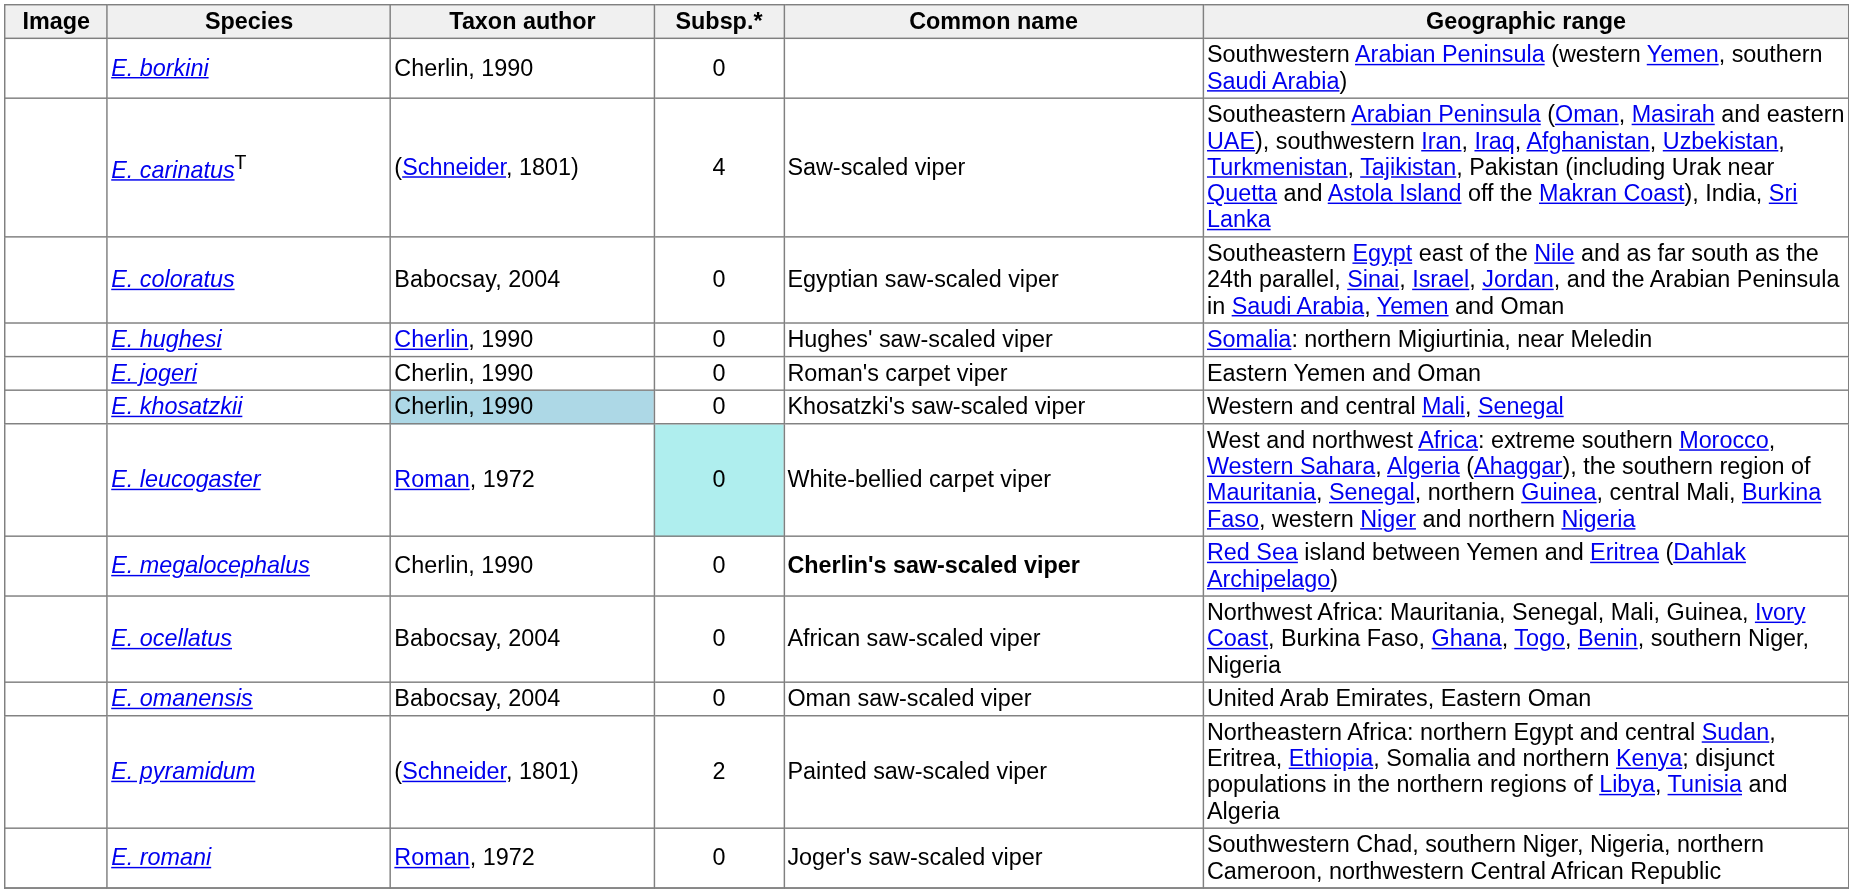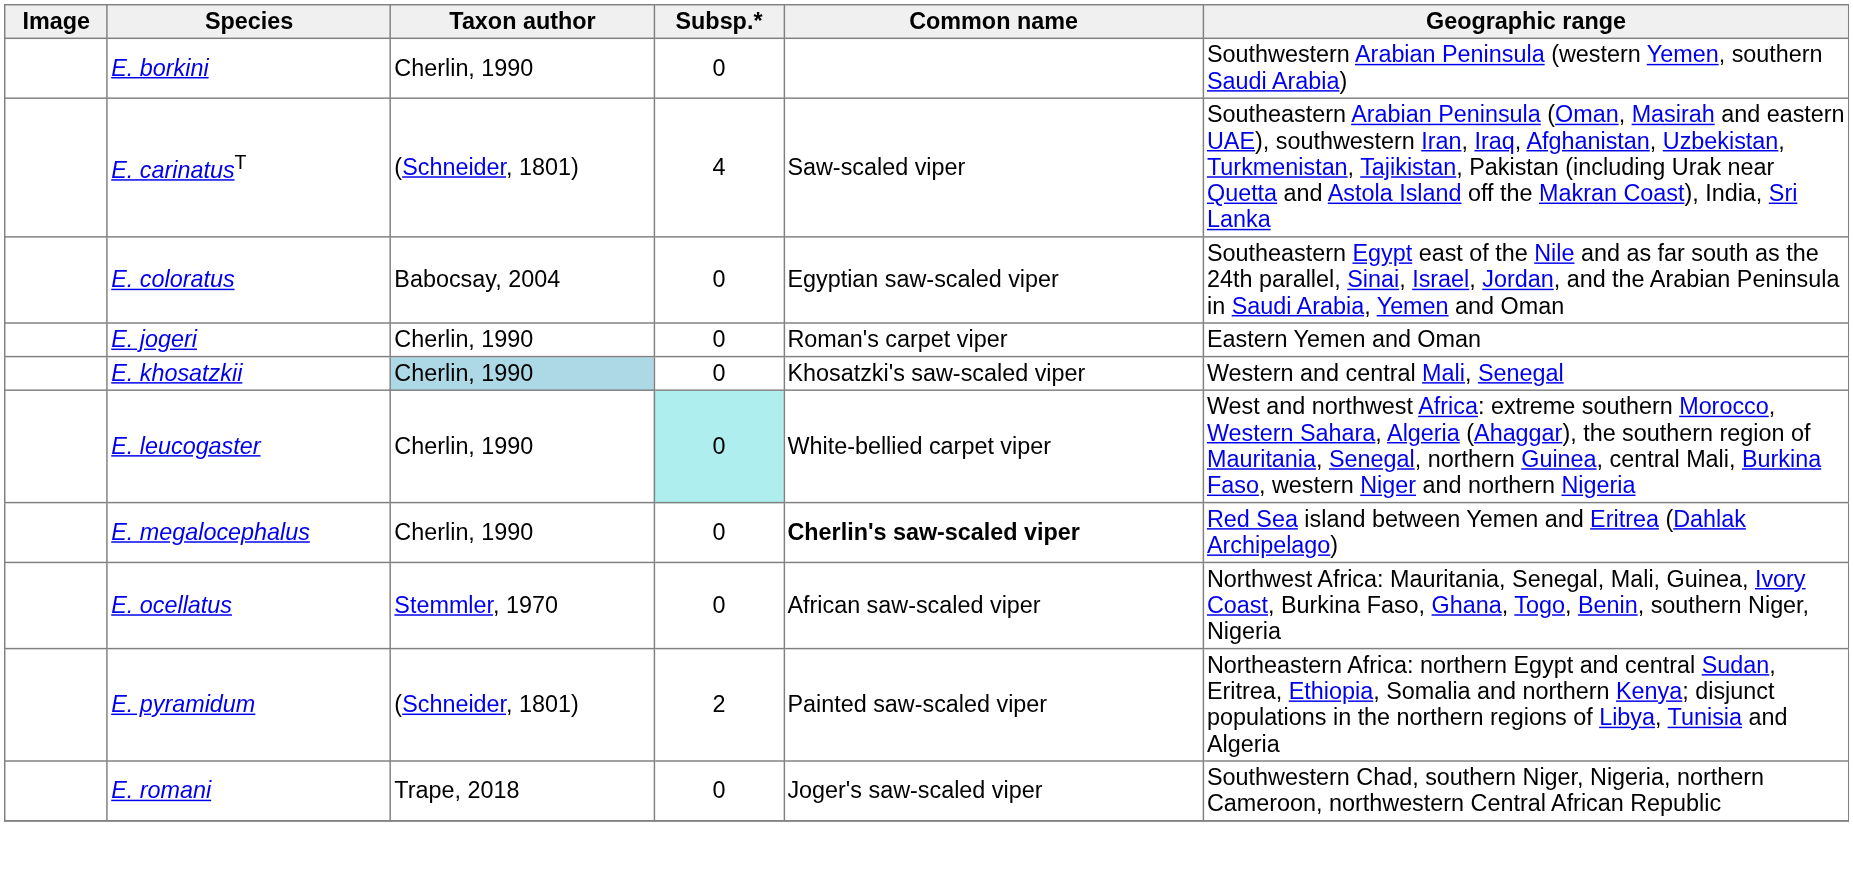- row: (166, 339)
(464, 479) Roman, 1972 -> (464, 446) Cherlin, 1990
(477, 638) Babocsay, 2004 -> (476, 605) Stemmler, 1970
- row: (182, 698)
(464, 857) Roman, 1972 -> (457, 790) Trape, 2018
